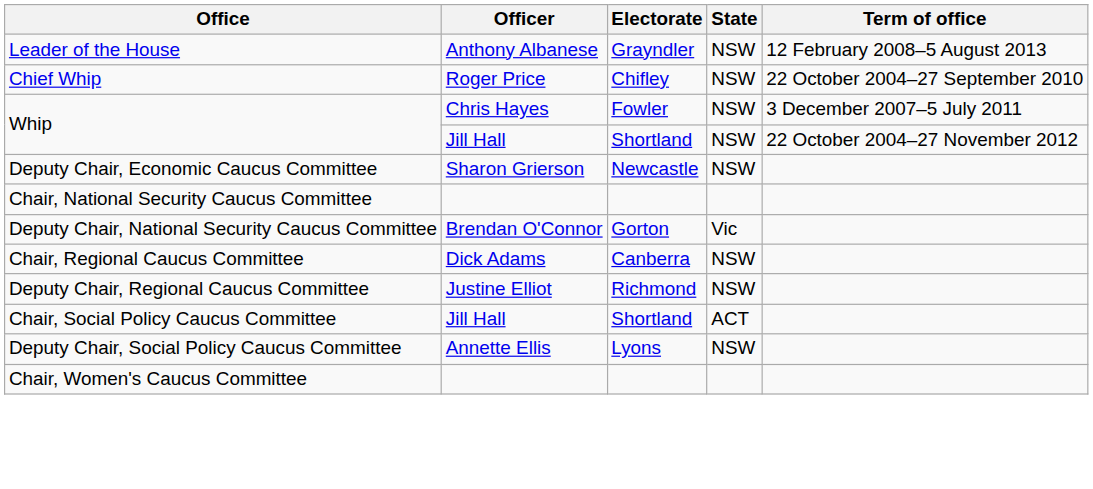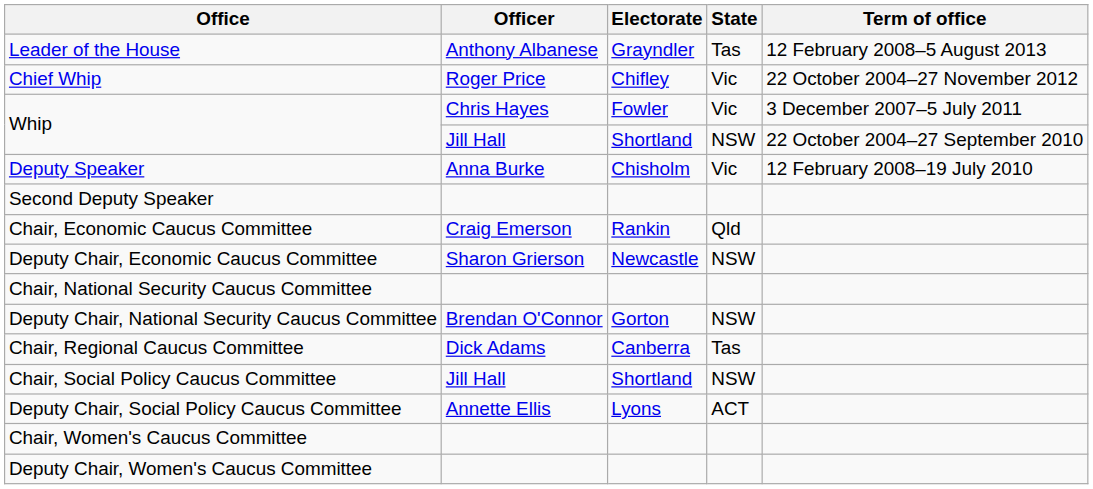(733, 49) NSW -> (726, 49) Tas
(733, 79) NSW -> (724, 79) Vic
(925, 79) 22 October 2004–27 September 2010 -> (922, 79) 22 October 2004–27 November 2012
(733, 109) NSW -> (724, 109) Vic
(922, 139) 22 October 2004–27 November 2012 -> (925, 139) 22 October 2004–27 September 2010
+ row: (77, 169)
+ row: (111, 199)
+ row: (161, 229)
(724, 229) Vic -> (733, 318) NSW
(733, 259) NSW -> (726, 348) Tas
- row: (189, 288)
(730, 318) ACT -> (733, 378) NSW
(733, 348) NSW -> (730, 408) ACT
+ row: (191, 468)
